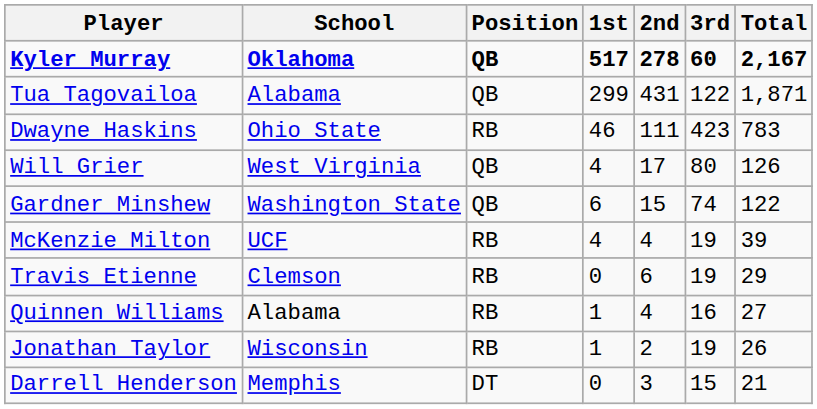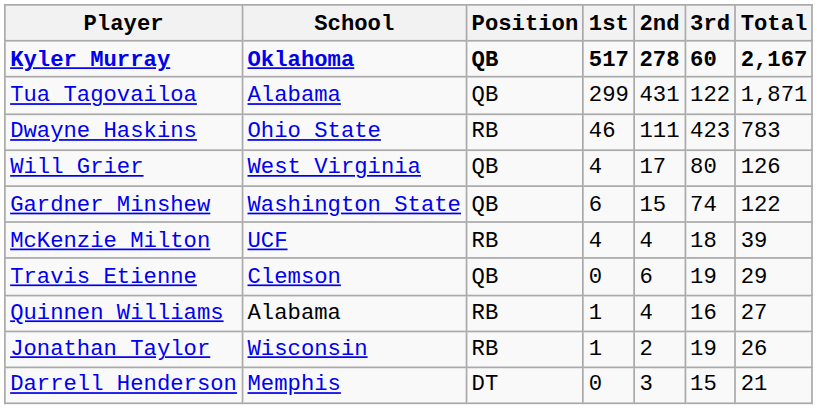(703, 240) 19 -> (703, 240) 18
(485, 277) RB -> (485, 277) QB
